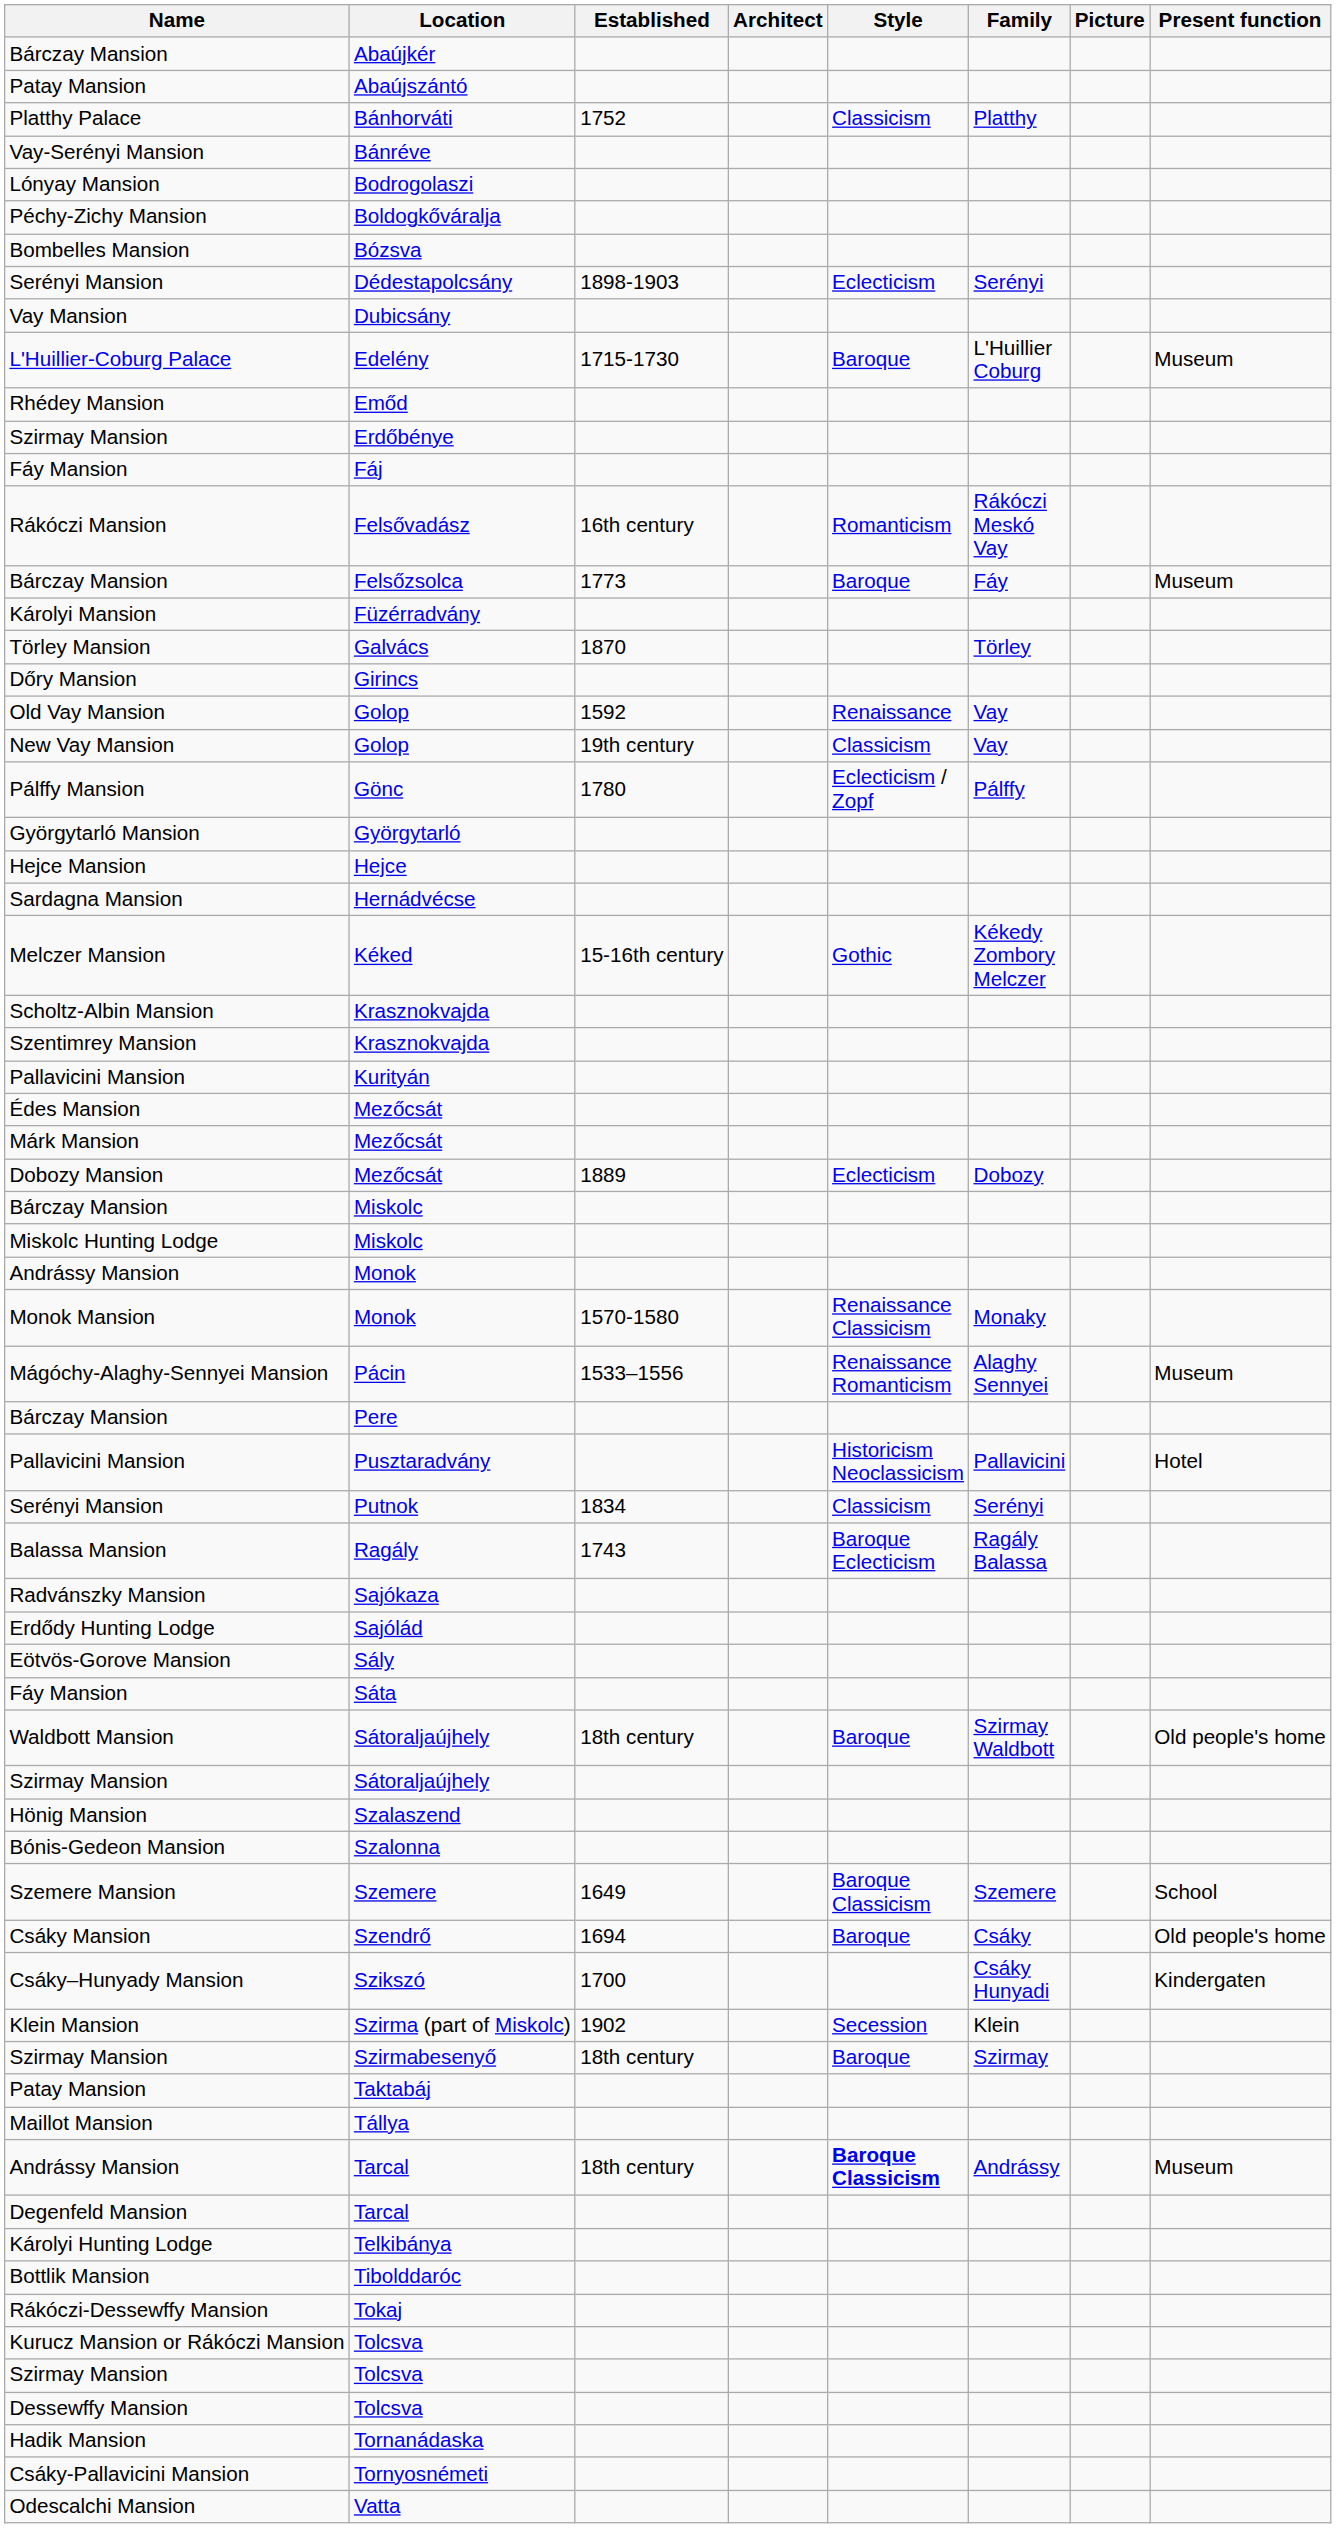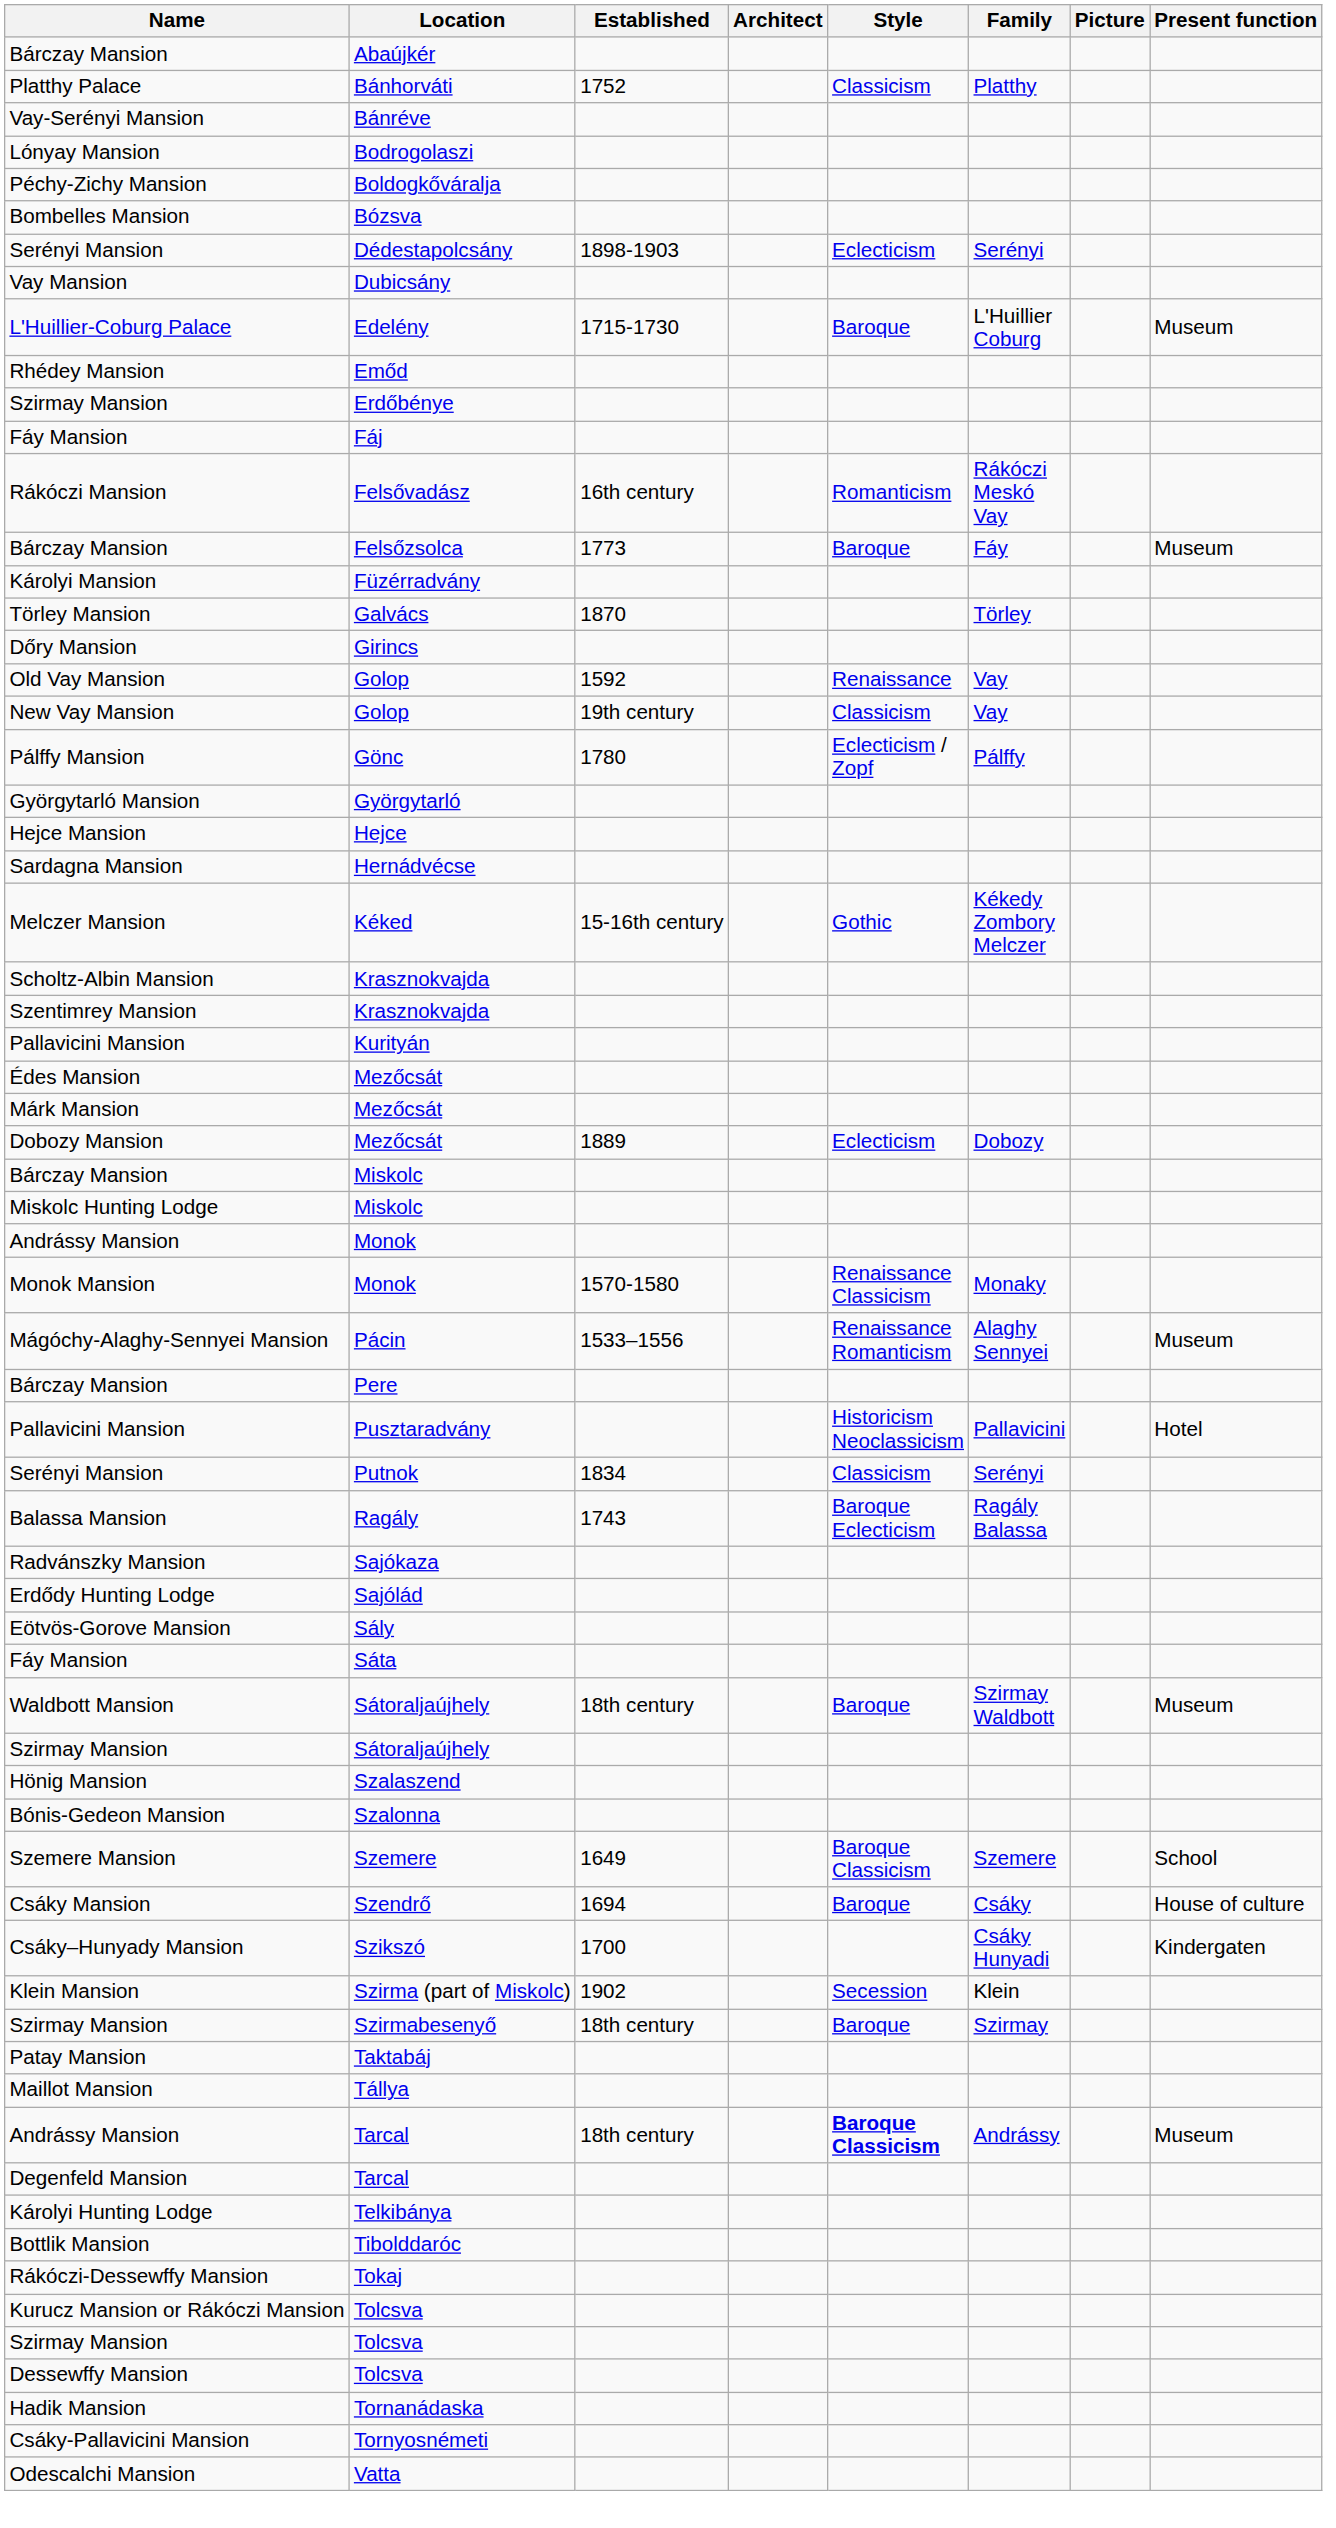- row: (78, 86)
(1240, 1737) Old people's home -> (1194, 1704) Museum
(1240, 1936) Old people's home -> (1229, 1903) House of culture
